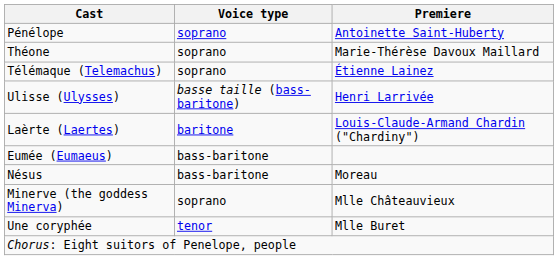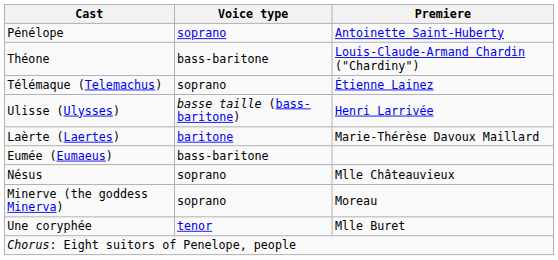(202, 52) soprano -> (223, 59) bass-baritone
(437, 52) Marie-Thérèse Davoux Maillard -> (430, 59) Louis-Claude-Armand Chardin ("Chardiny")
(430, 130) Louis-Claude-Armand Chardin ("Chardiny") -> (437, 136) Marie-Thérèse Davoux Maillard
(223, 174) bass-baritone -> (202, 174) soprano
(356, 174) Moreau -> (395, 174) Mlle Châteauvieux
(395, 200) Mlle Châteauvieux -> (356, 200) Moreau
